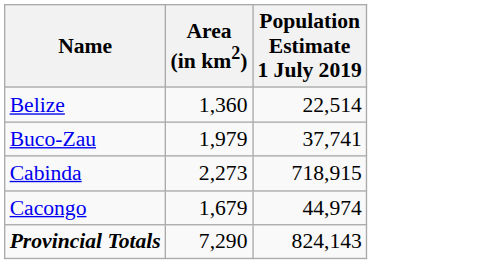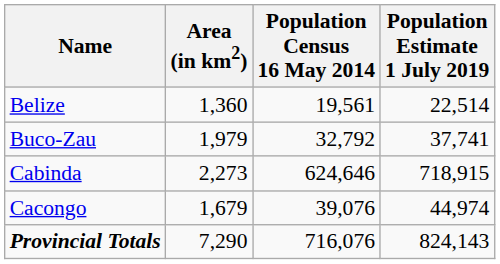+ column: (316, 45)
